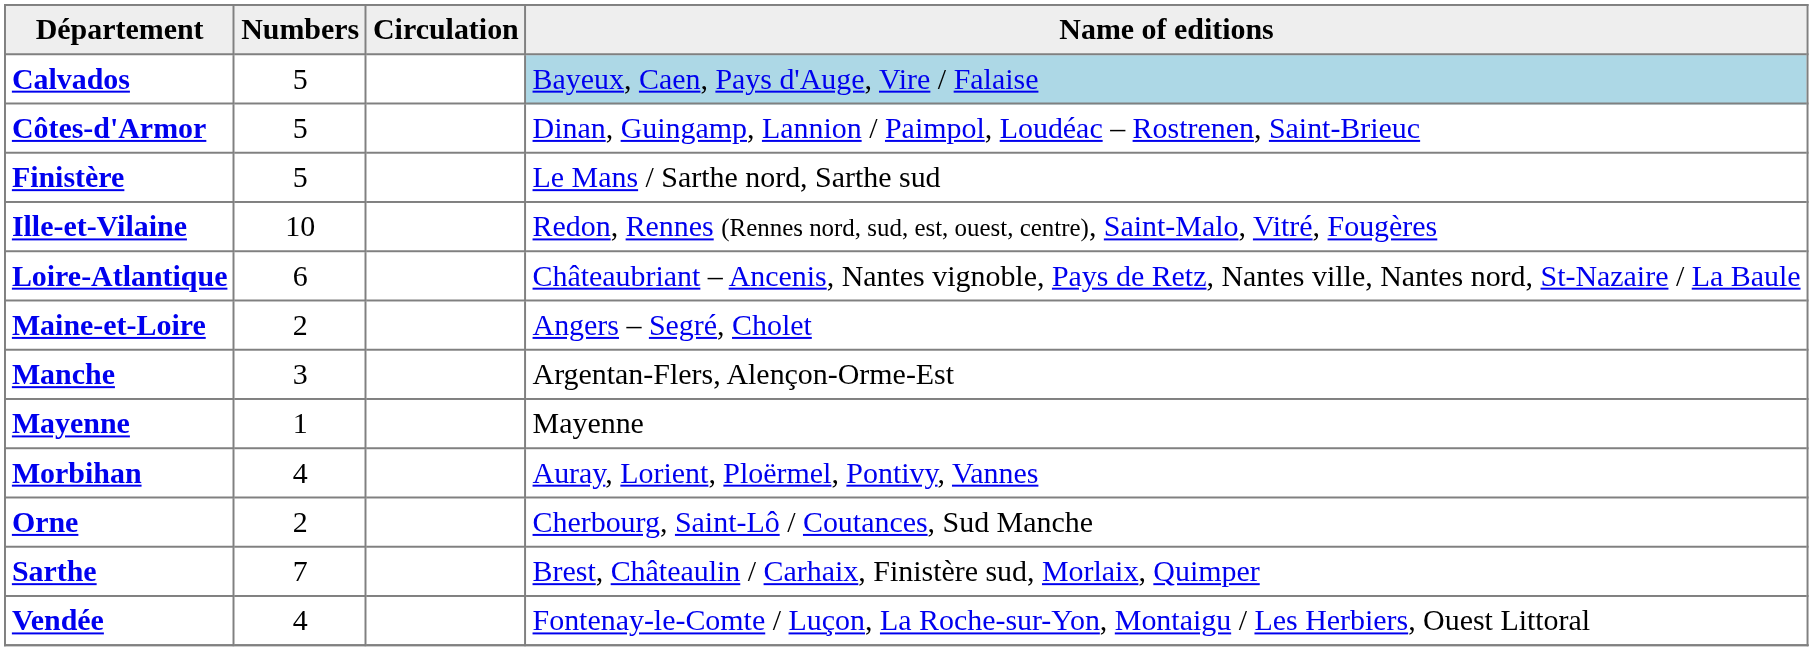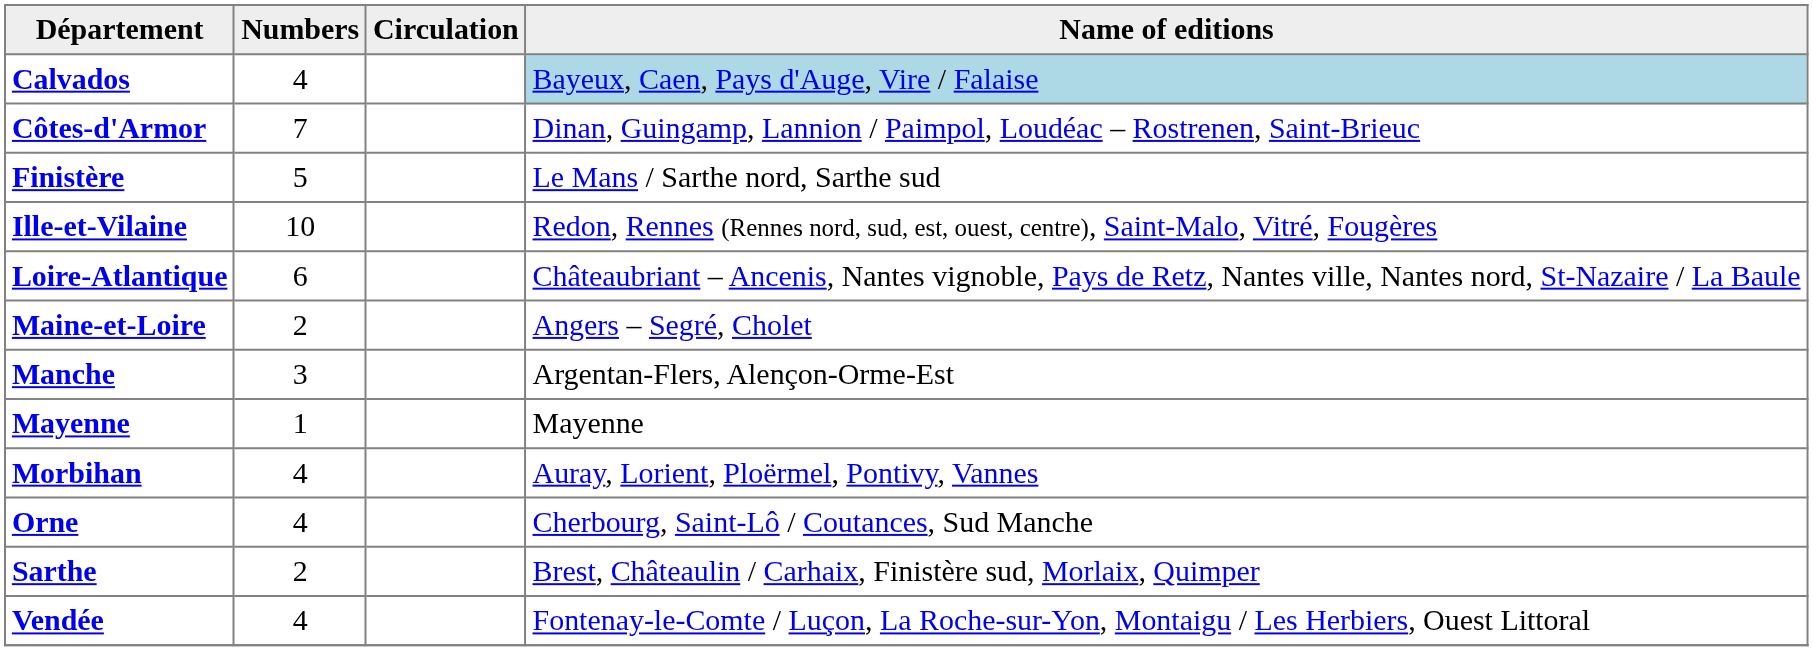(300, 78) 5 -> (300, 78) 4
(300, 127) 5 -> (300, 127) 7
(300, 521) 2 -> (300, 521) 4
(300, 570) 7 -> (300, 570) 2
